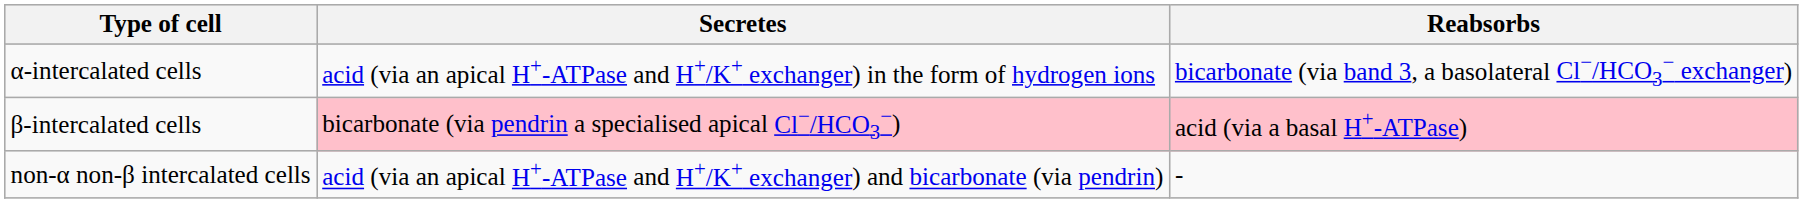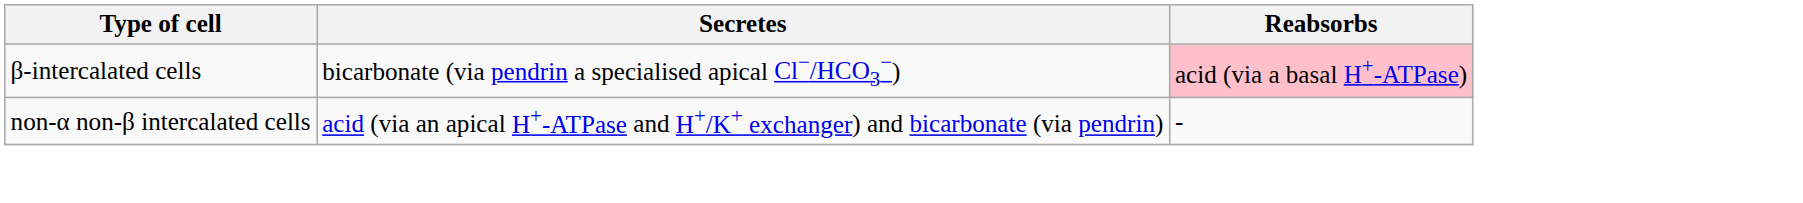- row: (106, 70)
(611, 124) pink background -> (611, 70) no background
